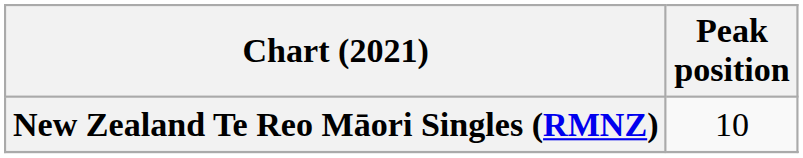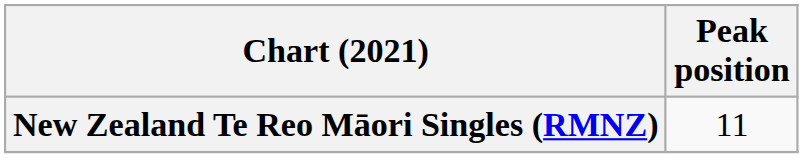(732, 123) 10 -> (732, 123) 11
